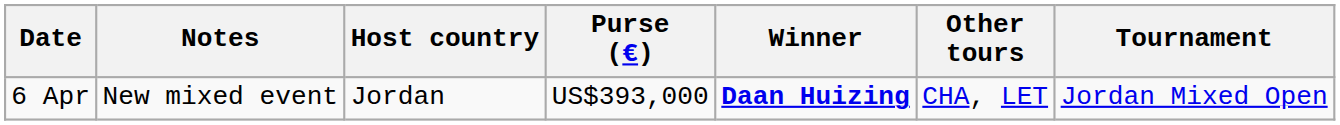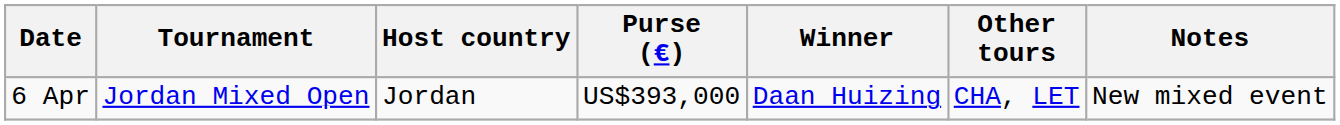columns swapped: (1194, 41) <-> (220, 41)
(816, 98) bold -> (847, 98) normal
